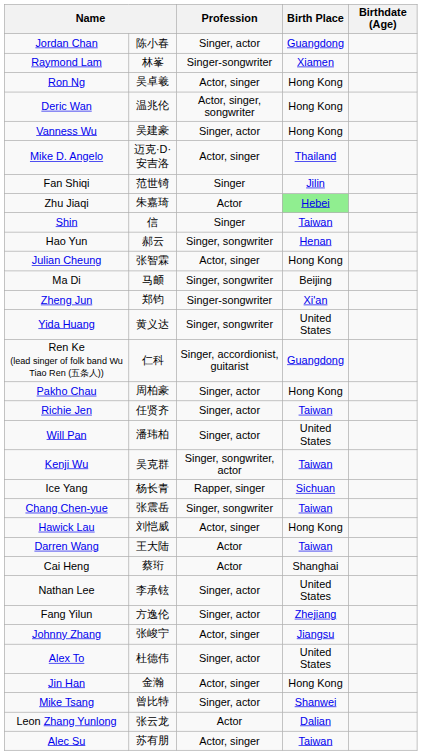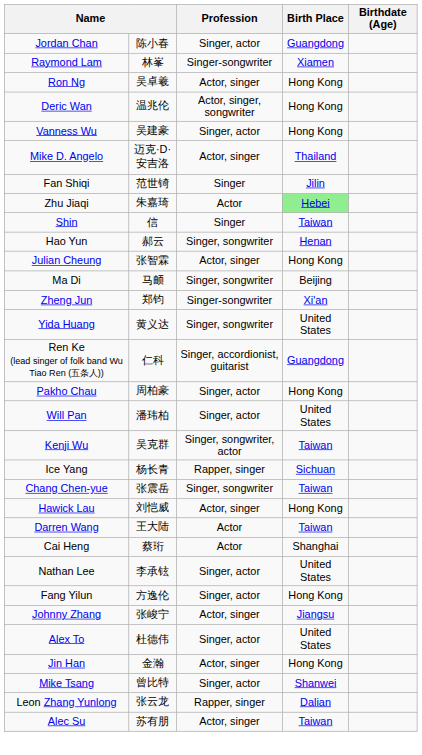- row: (67, 410)
(316, 615) Zhejiang -> (316, 595) Hong Kong
(230, 721) Actor -> (230, 702) Rapper, singer
